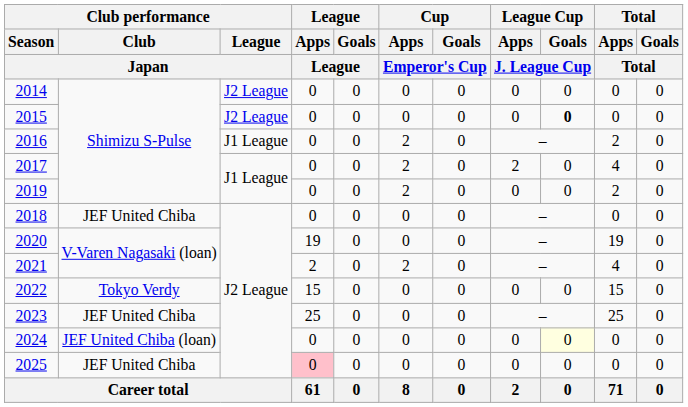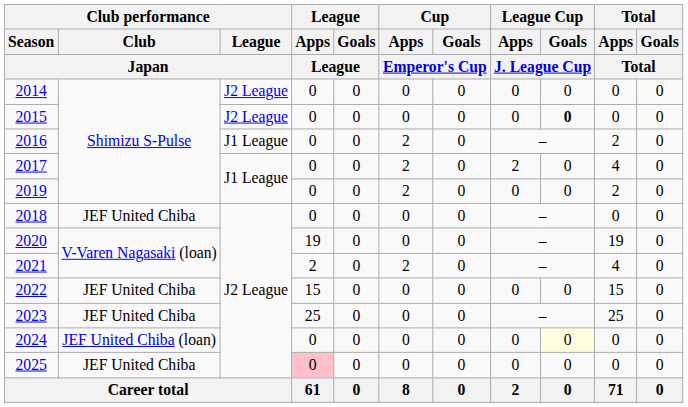(139, 290) Tokyo Verdy -> (139, 290) JEF United Chiba
